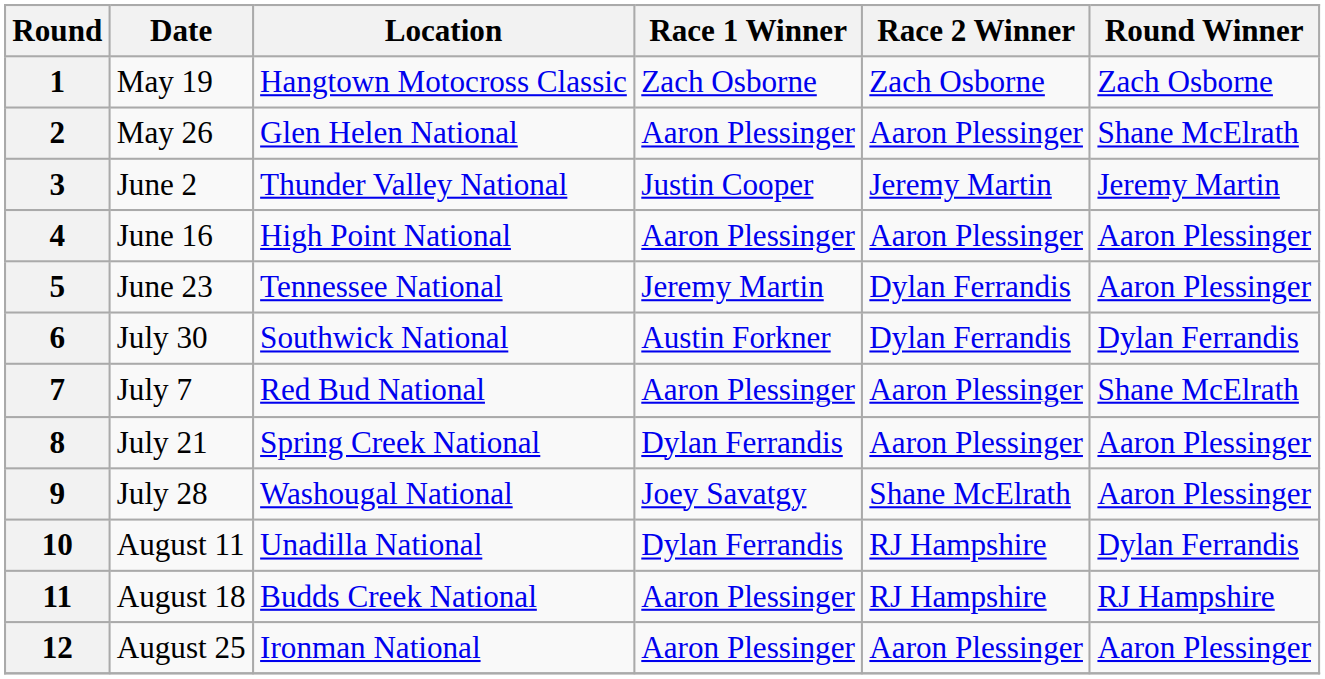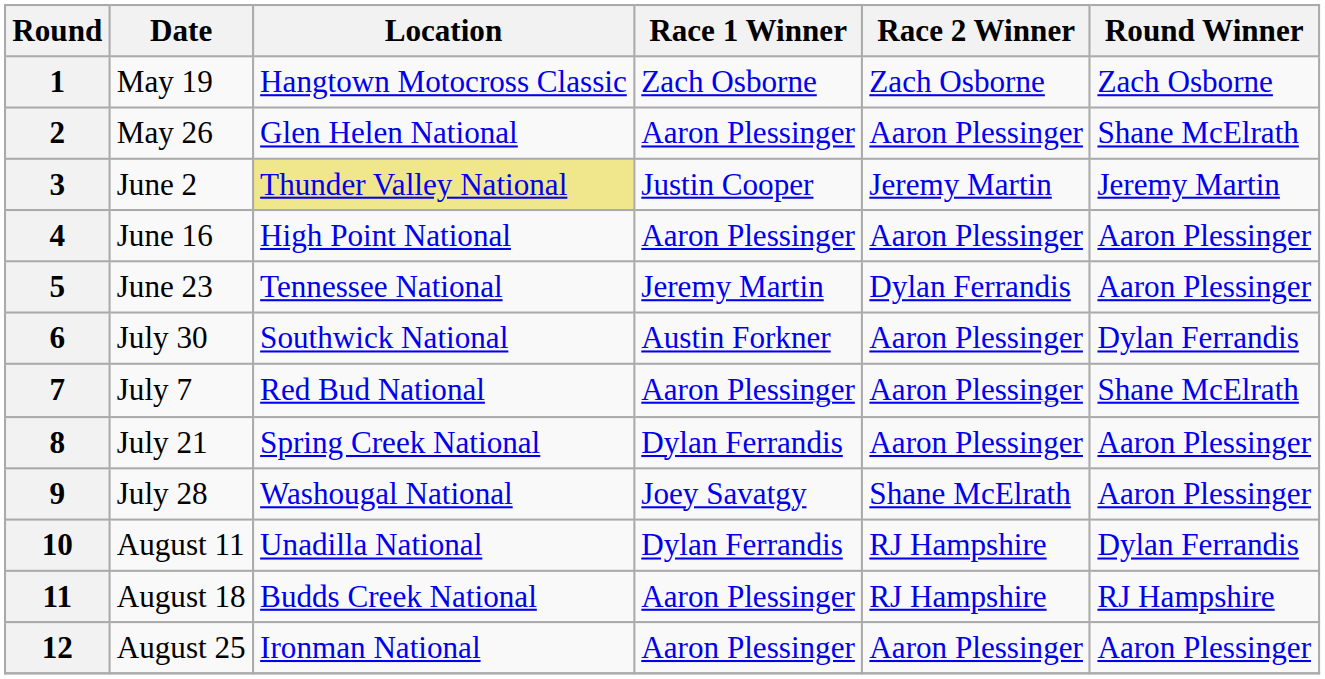(414, 184) no background -> (414, 184) khaki background
(970, 338) Dylan Ferrandis -> (976, 338) Aaron Plessinger
